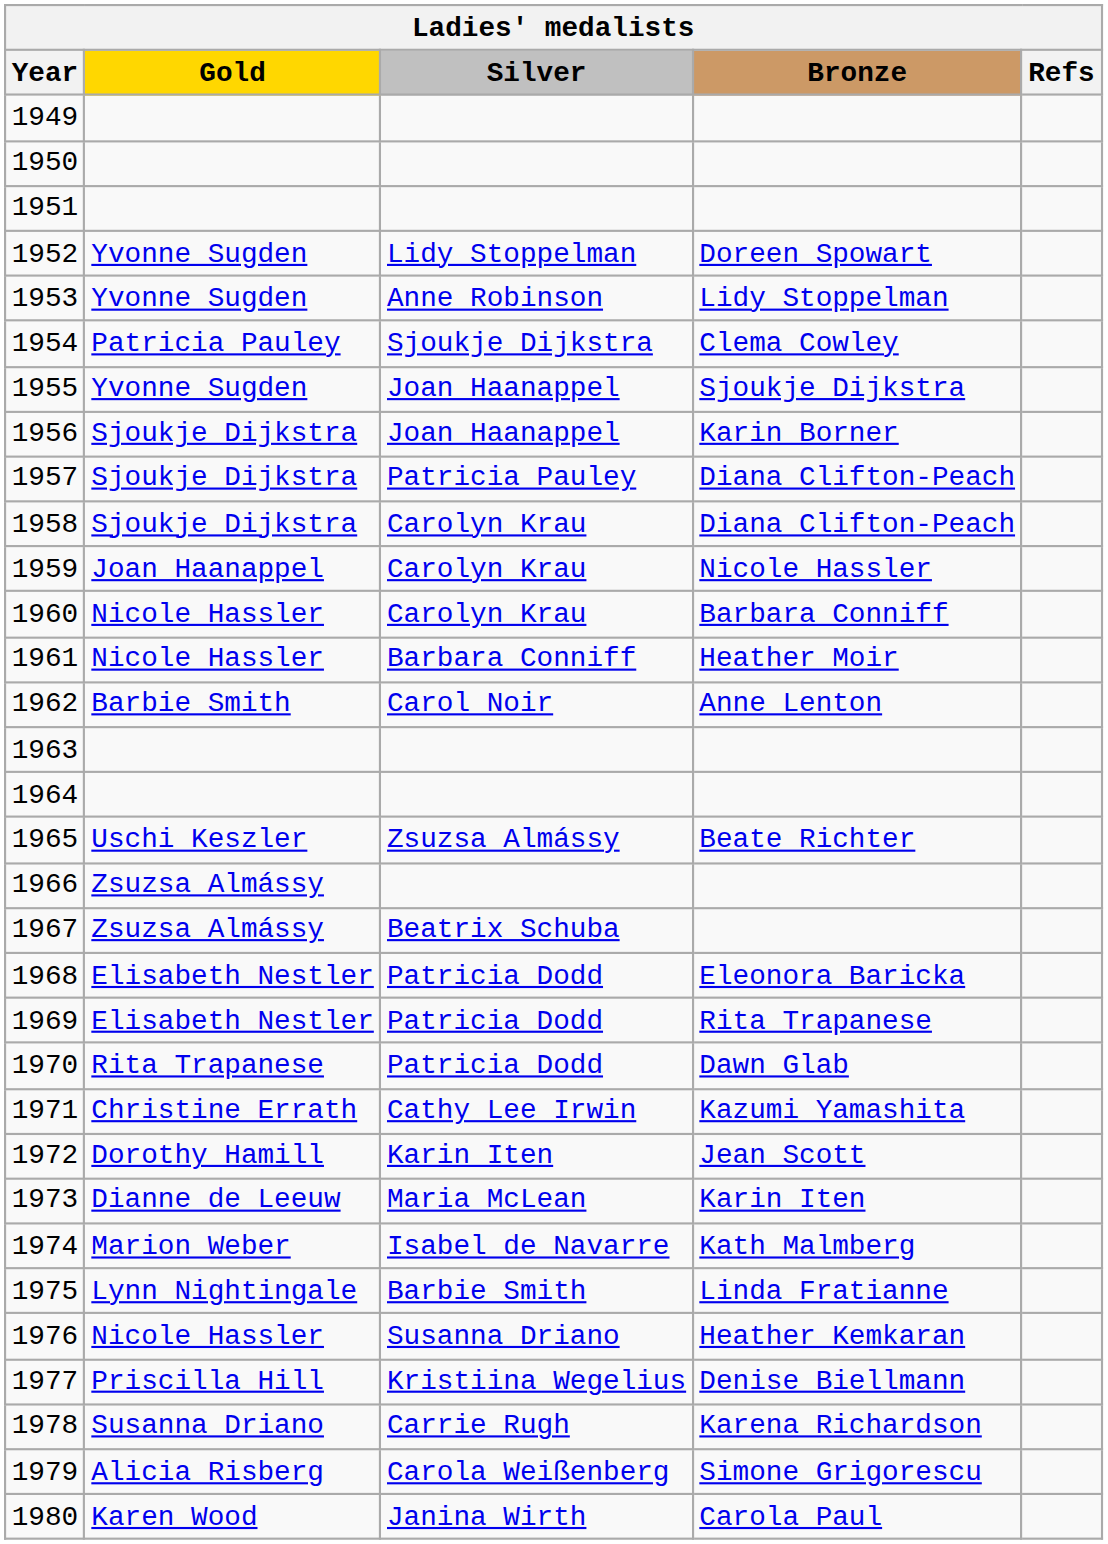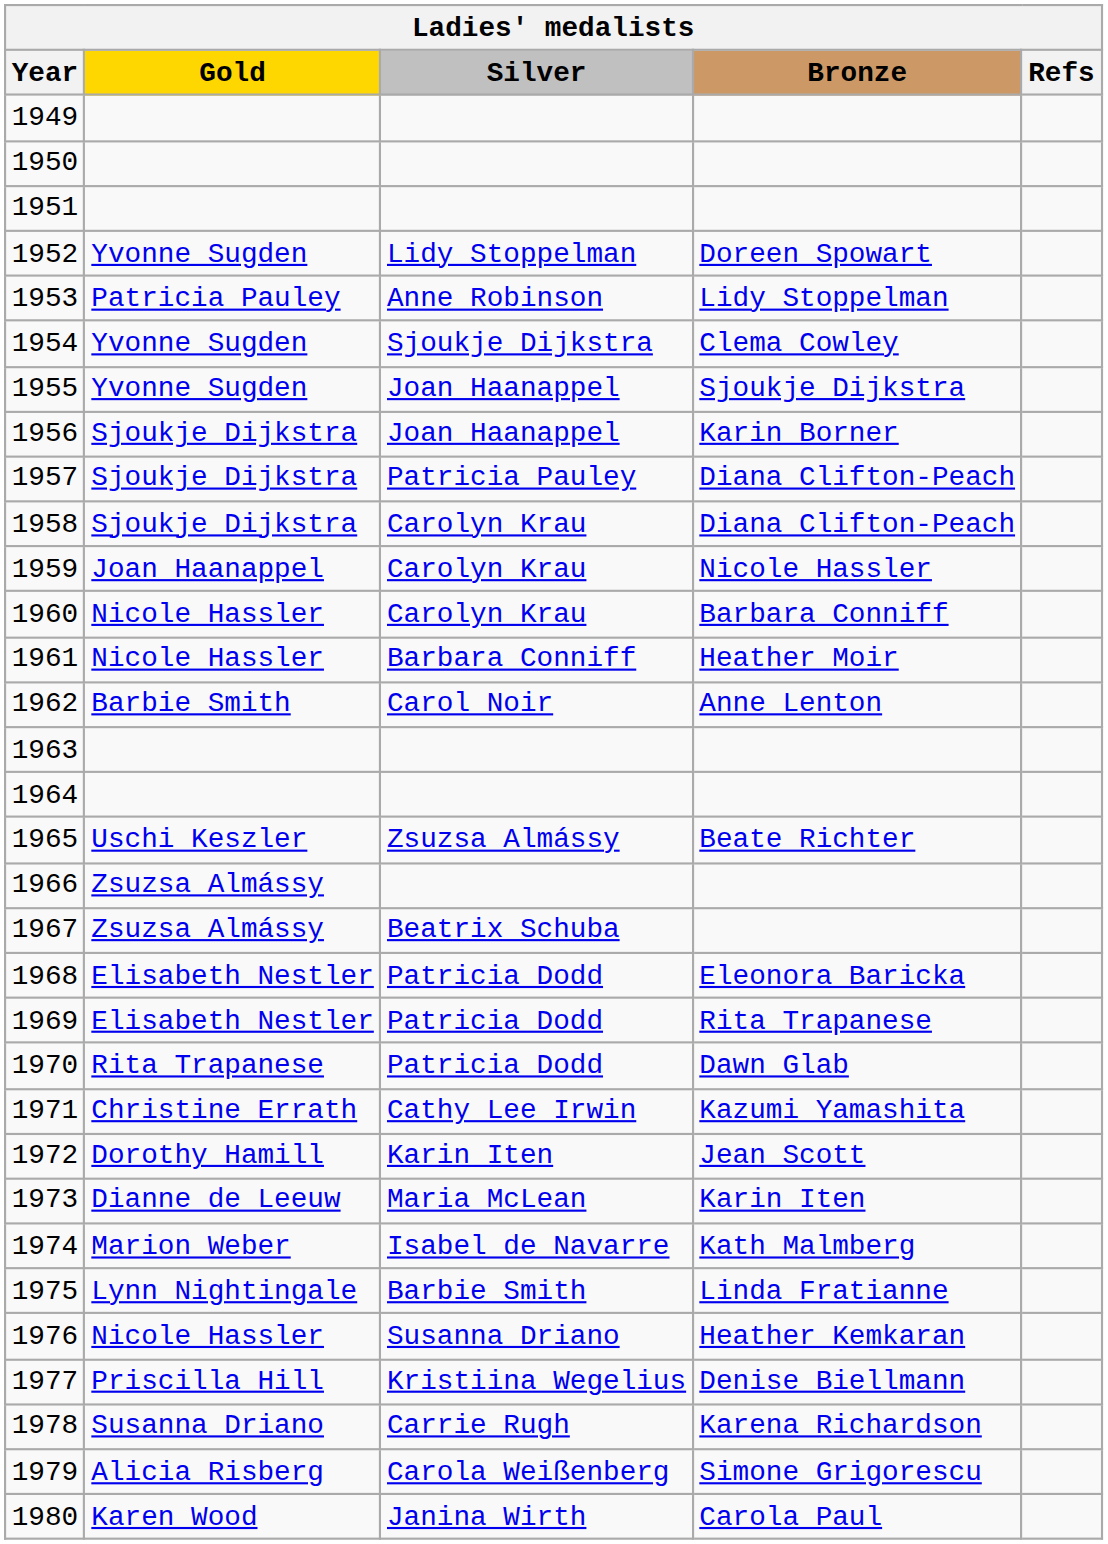(199, 298) Yvonne Sugden -> (216, 298) Patricia Pauley
(216, 344) Patricia Pauley -> (199, 344) Yvonne Sugden
